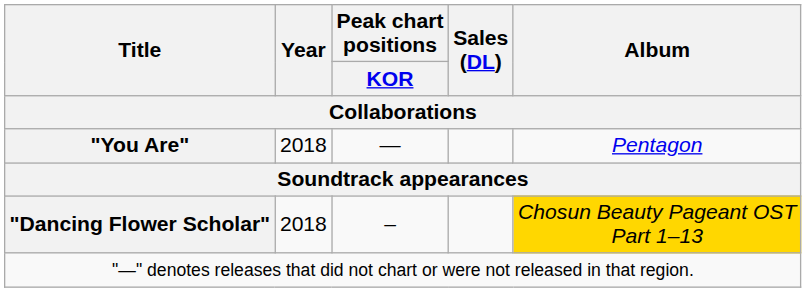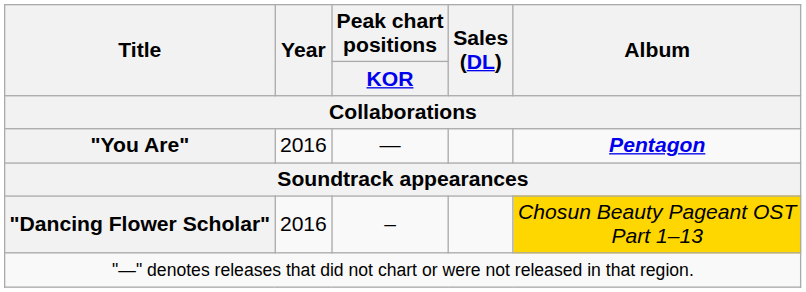(303, 145) 2018 -> (303, 145) 2016
(657, 145) normal -> (657, 145) bold
(303, 224) 2018 -> (303, 224) 2016
